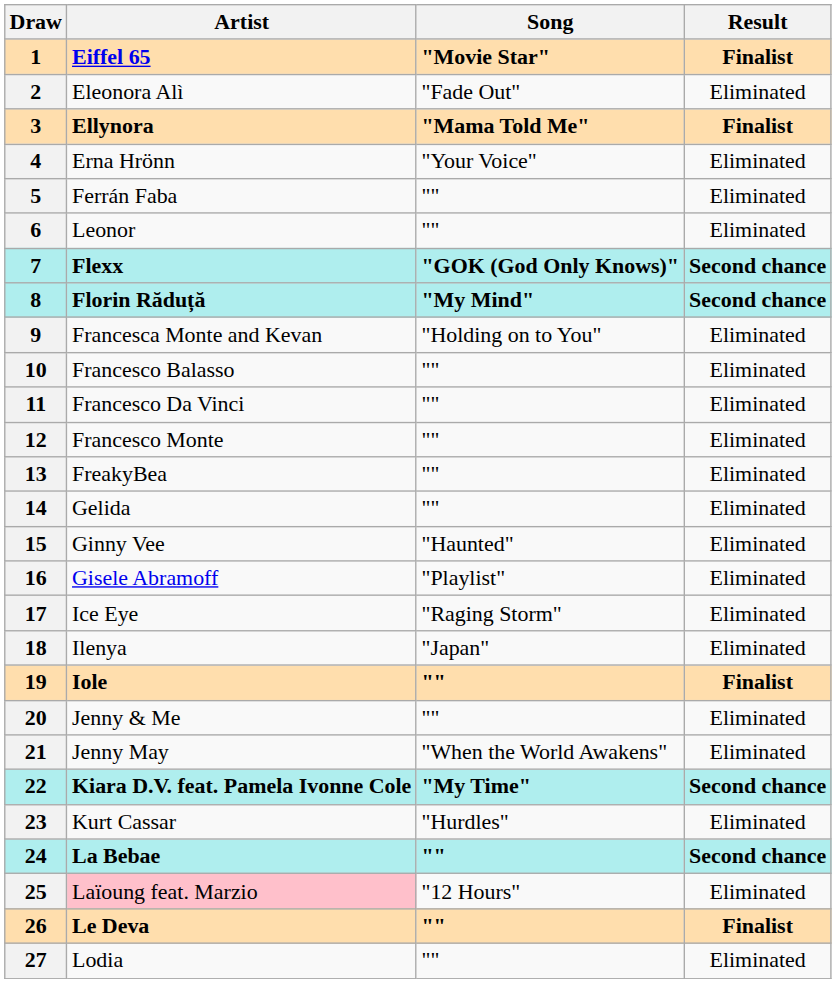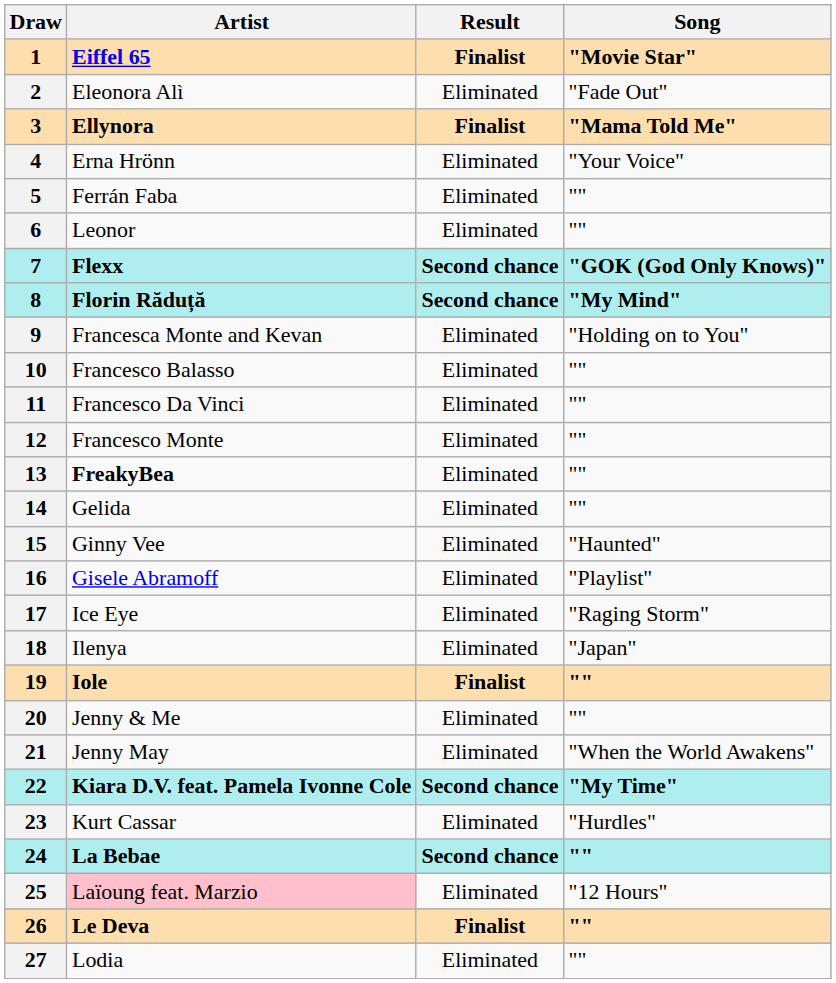columns swapped: (550, 21) <-> (758, 21)
(120, 473) normal -> (123, 473) bold
